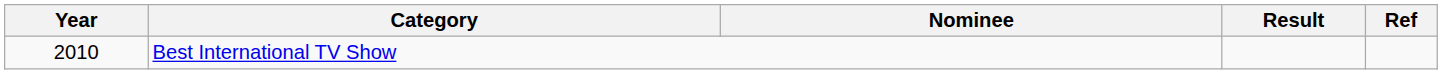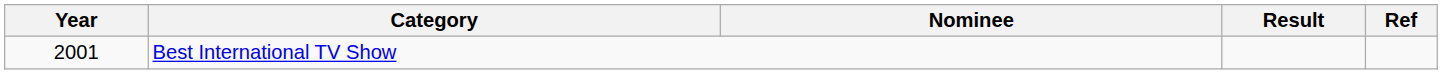(76, 52) 2010 -> (76, 52) 2001
